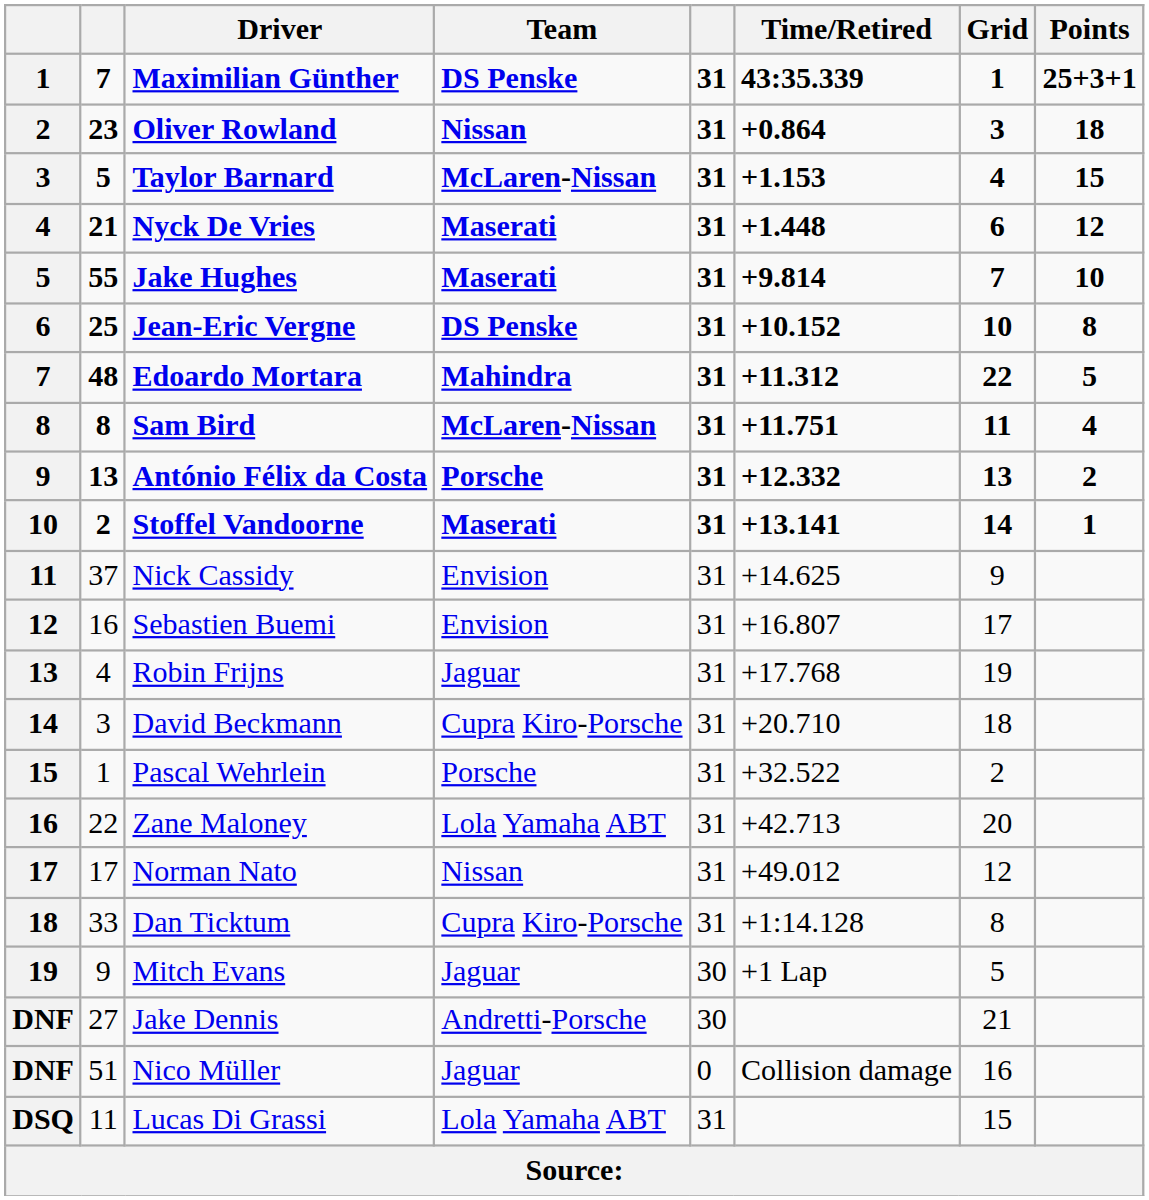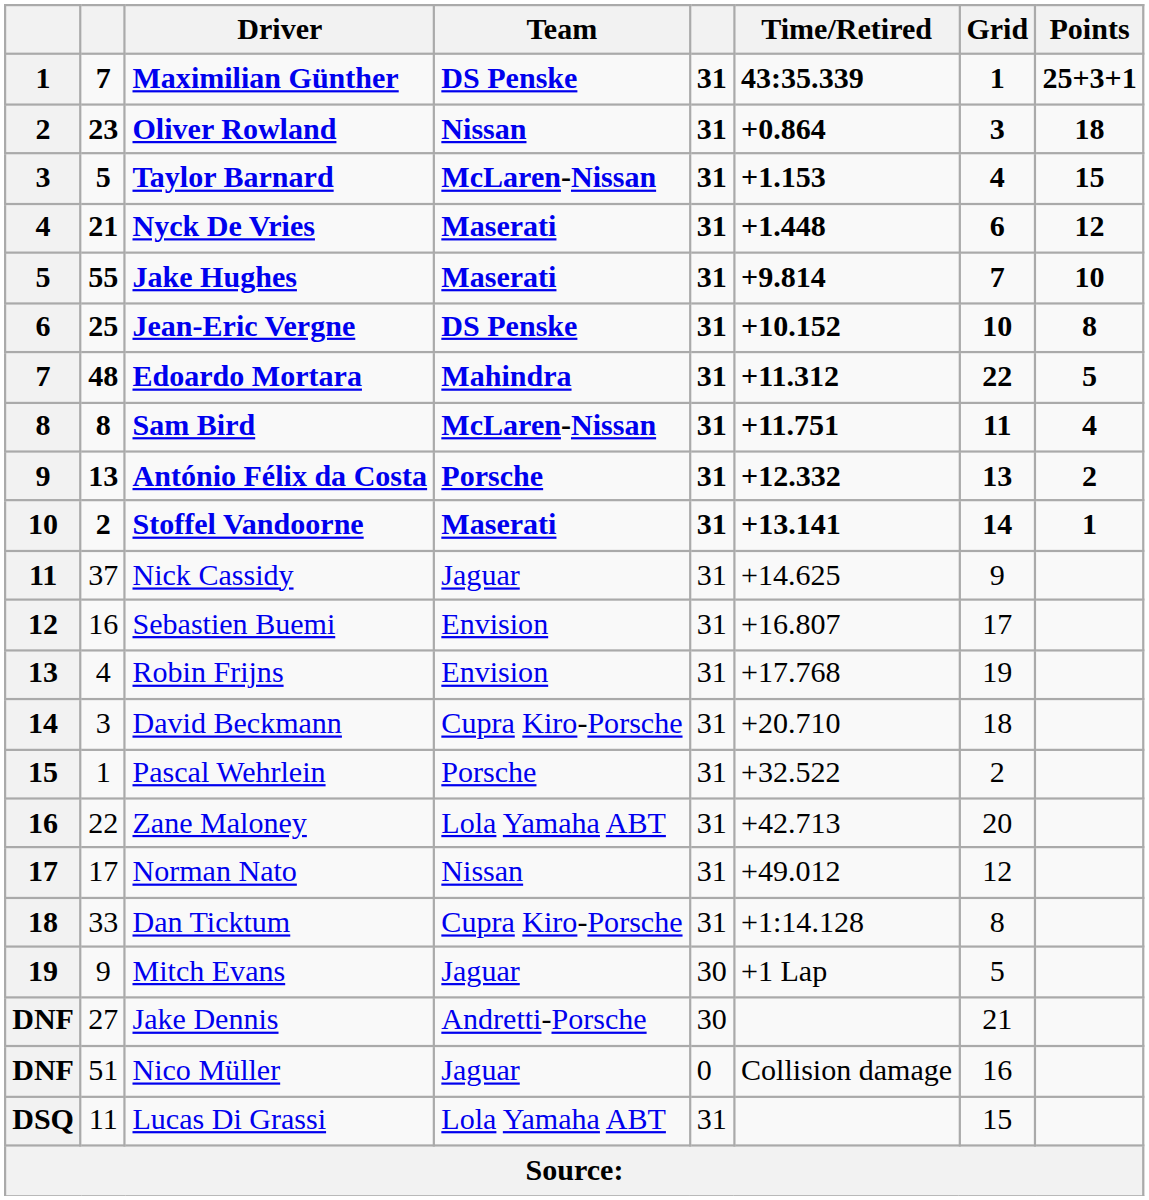(495, 574) Envision -> (481, 574) Jaguar
(481, 673) Jaguar -> (495, 673) Envision
